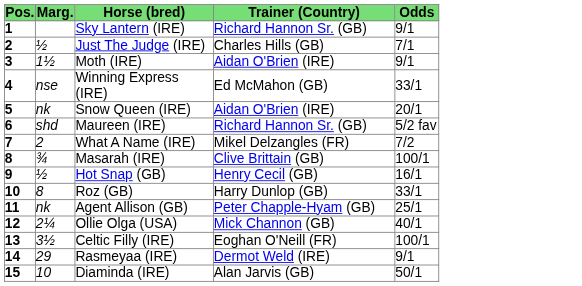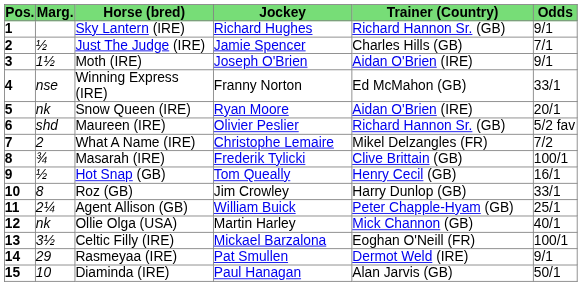+ column: (283, 12)
(43, 207) nk -> (45, 207) 2¼
(45, 224) 2¼ -> (43, 224) nk
